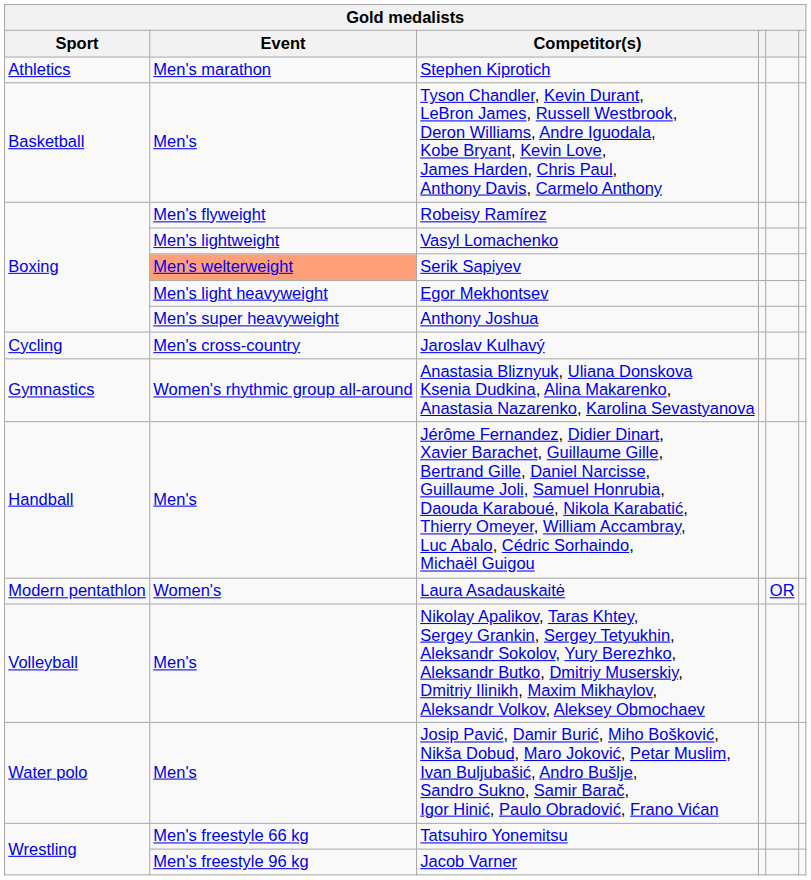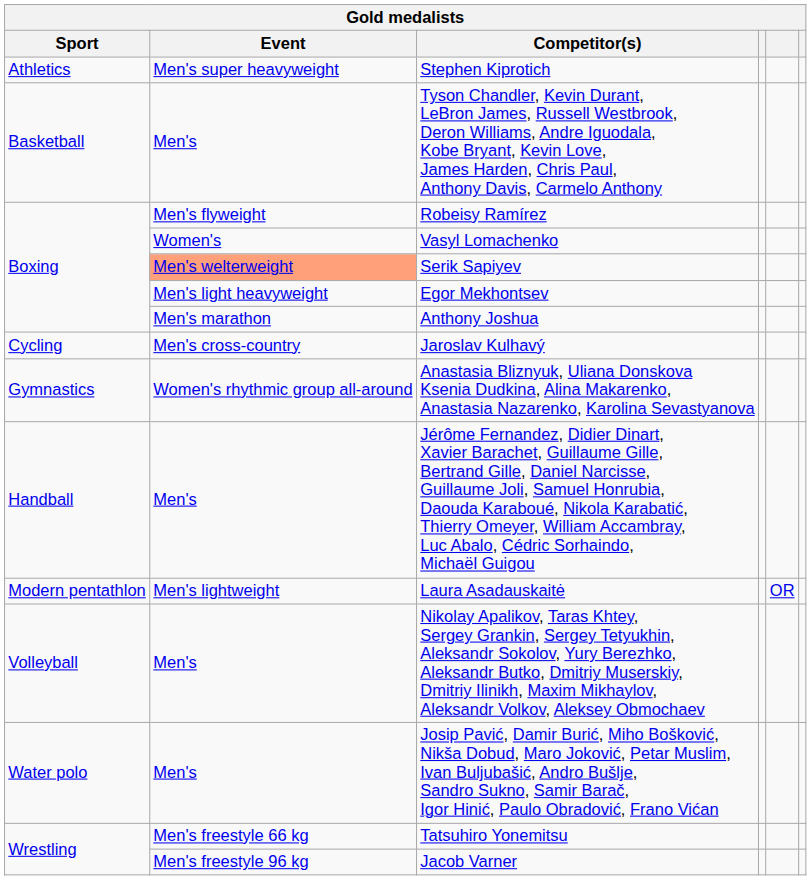(212, 69) Men's marathon -> (246, 69) Men's super heavyweight
(216, 240) Men's lightweight -> (187, 240) Women's
(246, 319) Men's super heavyweight -> (212, 319) Men's marathon
(187, 590) Women's -> (216, 590) Men's lightweight
